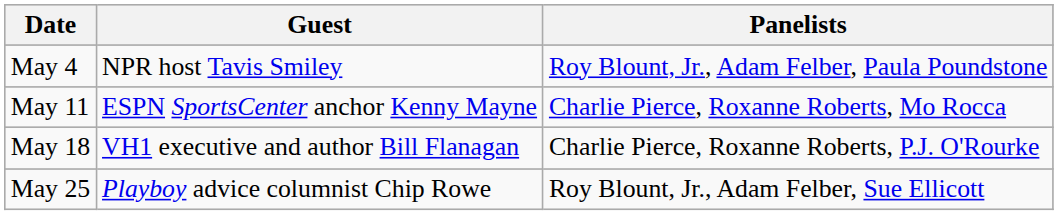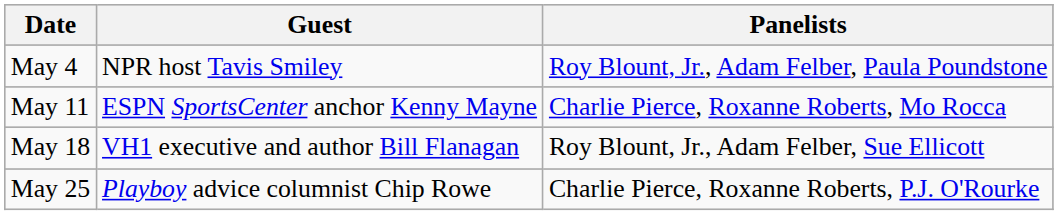(794, 147) Charlie Pierce, Roxanne Roberts, P.J. O'Rourke -> (767, 147) Roy Blount, Jr., Adam Felber, Sue Ellicott
(767, 188) Roy Blount, Jr., Adam Felber, Sue Ellicott -> (794, 188) Charlie Pierce, Roxanne Roberts, P.J. O'Rourke
